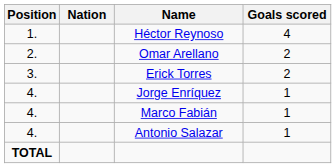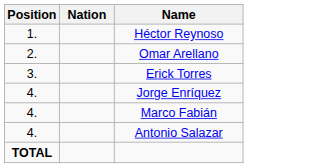- column: (287, 14)
